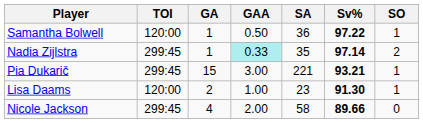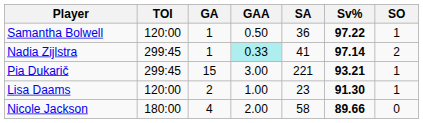(303, 52) 35 -> (303, 52) 41
(163, 109) 299:45 -> (163, 109) 180:00
